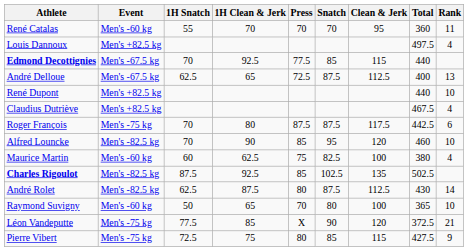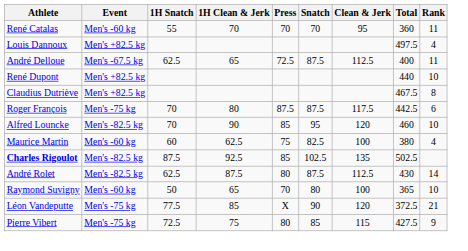- row: (51, 61)
(450, 77) 13 -> (434, 61) 11
(450, 109) 4 -> (434, 93) 8
